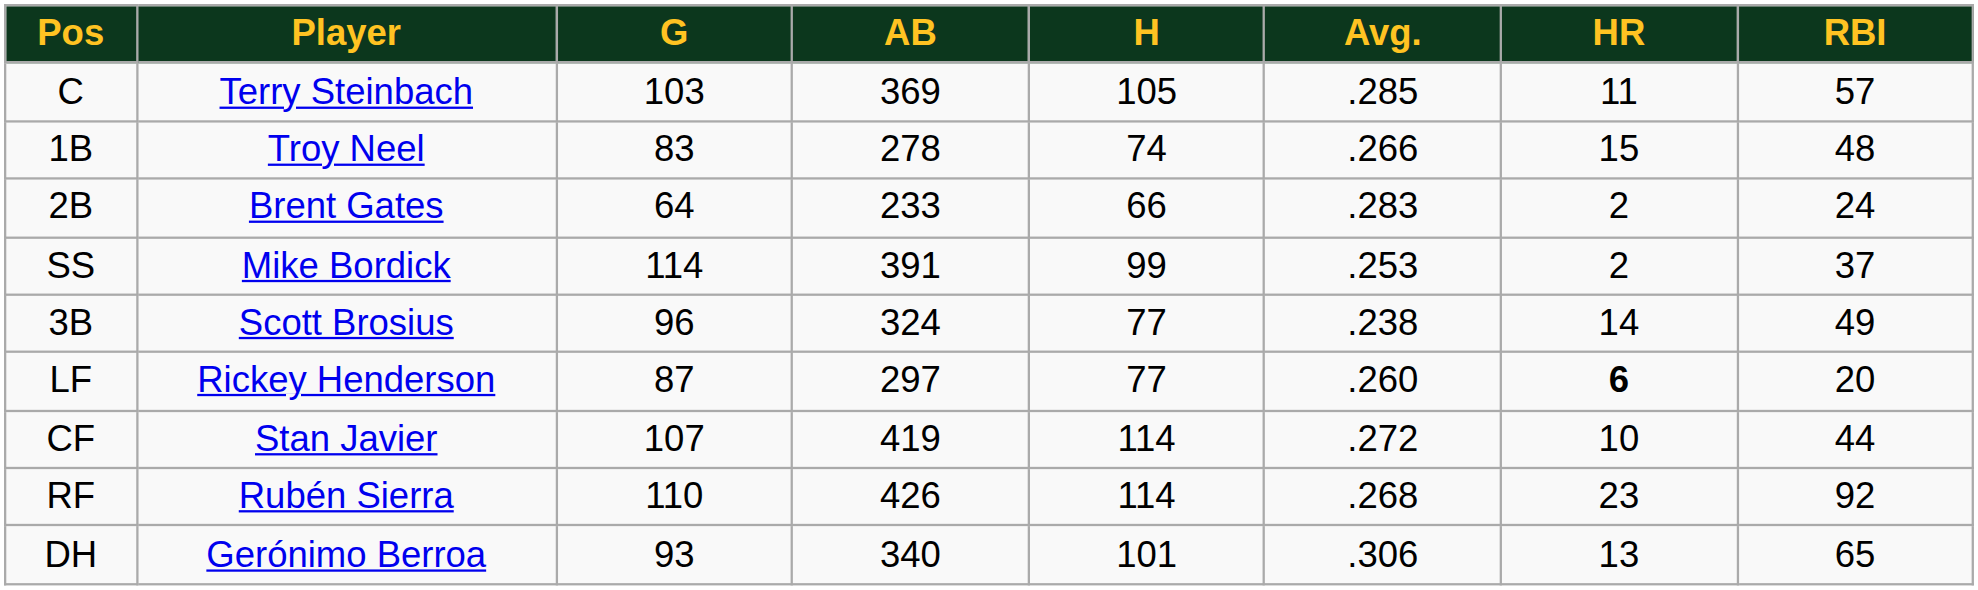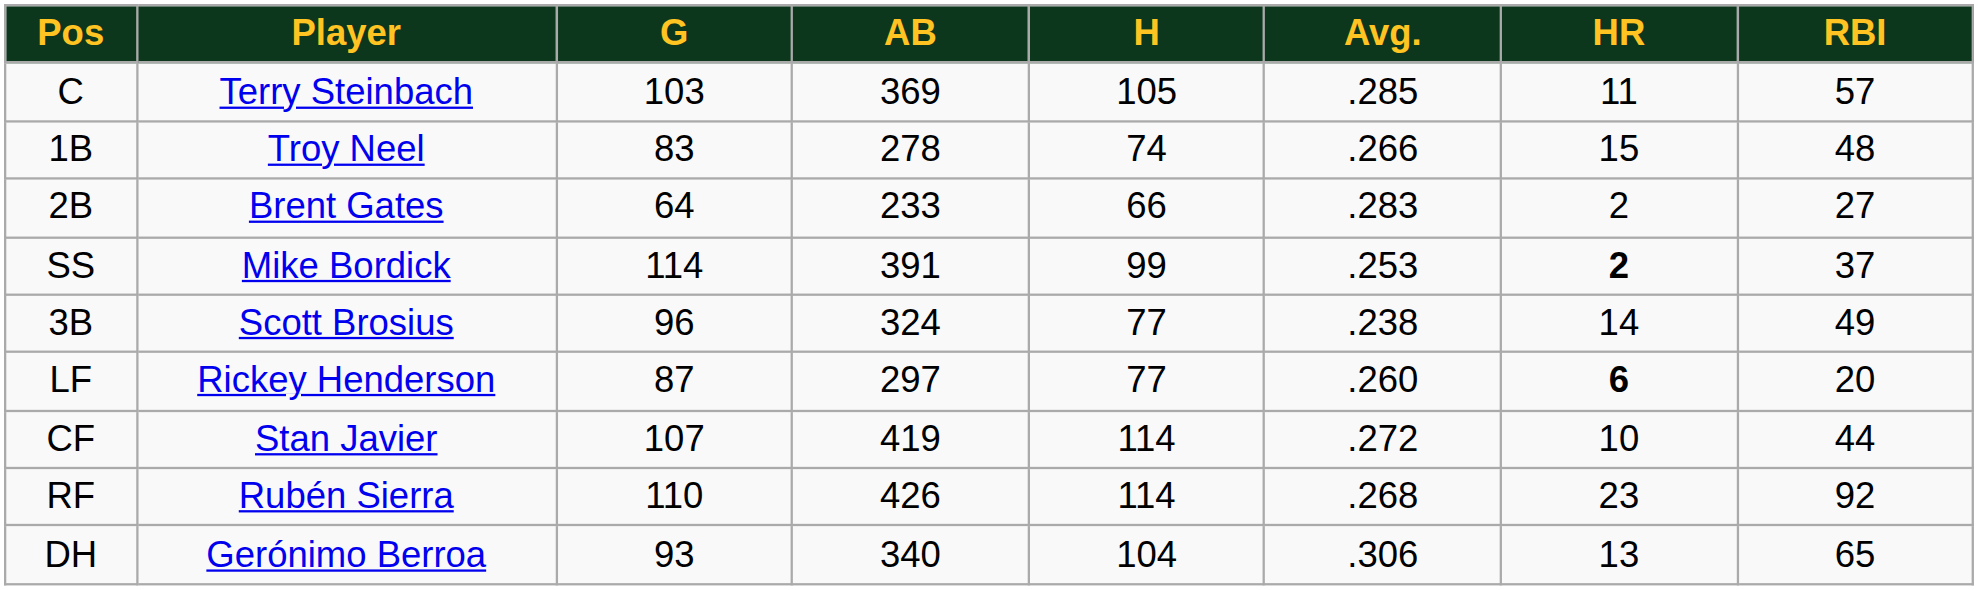(1855, 206) 24 -> (1855, 206) 27
(1619, 264) normal -> (1619, 264) bold
(1147, 554) 101 -> (1147, 554) 104
